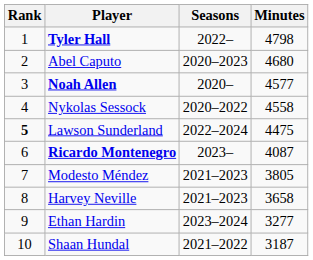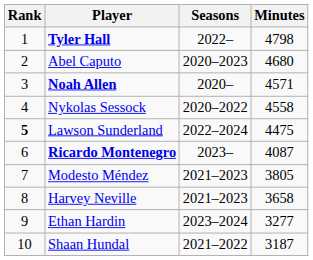(279, 84) 4577 -> (279, 84) 4571
